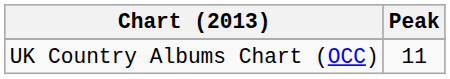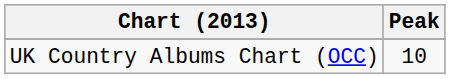(414, 57) 11 -> (414, 57) 10
